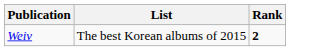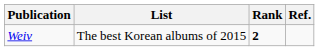+ column: (300, 14)
